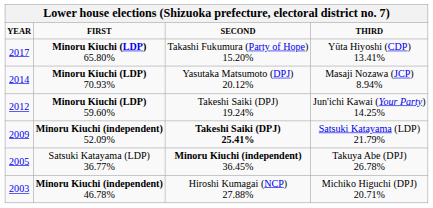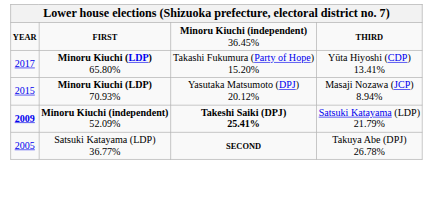(238, 30) SECOND -> (244, 36) Minoru Kiuchi (independent) 36.45%
(19, 79) 2014 -> (25, 91) 2015
- row: (99, 107)
(19, 134) normal -> (25, 118) bold
(238, 161) Minoru Kiuchi (independent) 36.45% -> (244, 145) SECOND
- row: (99, 189)
